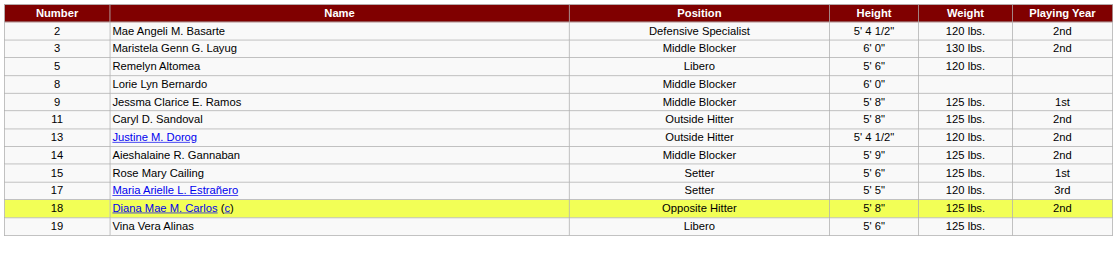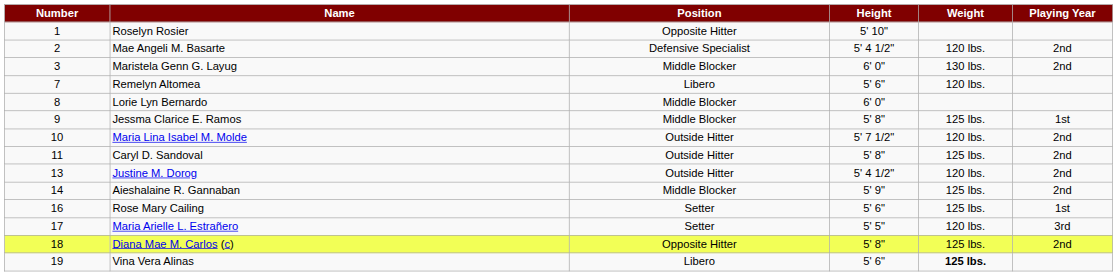+ row: (150, 31)
(57, 66) 5 -> (57, 84) 7
+ row: (180, 137)
(57, 173) 15 -> (57, 208) 16
(965, 226) normal -> (965, 262) bold
